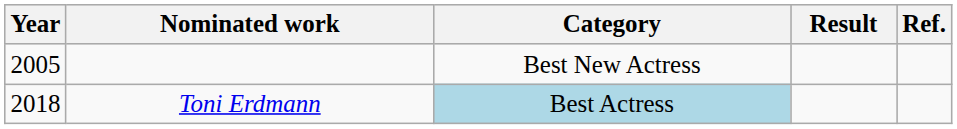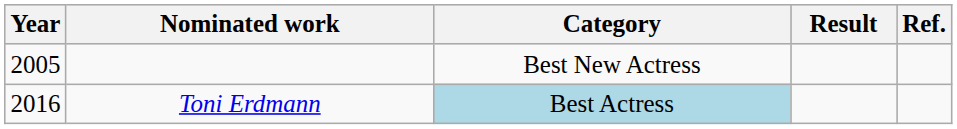(35, 103) 2018 -> (35, 103) 2016
